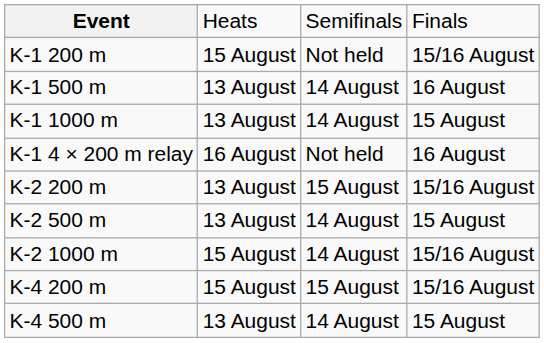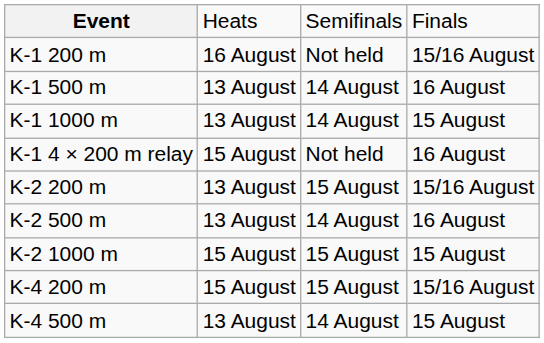(249, 54) 15 August -> (249, 54) 16 August
(249, 154) 16 August -> (249, 154) 15 August
(459, 220) 15 August -> (459, 220) 16 August
(352, 253) 14 August -> (352, 253) 15 August
(473, 253) 15/16 August -> (459, 253) 15 August
